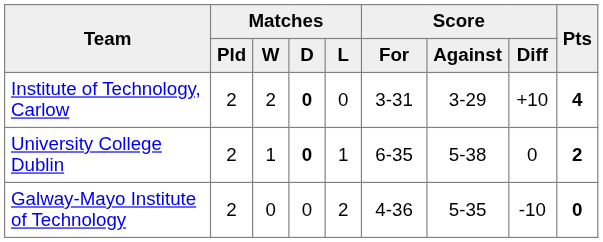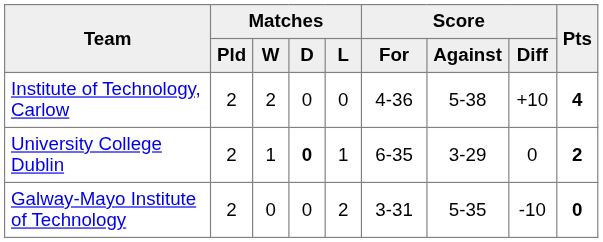(307, 99) bold -> (307, 99) normal
(394, 99) 3-31 -> (394, 99) 4-36
(468, 99) 3-29 -> (468, 99) 5-38
(468, 154) 5-38 -> (468, 154) 3-29
(394, 209) 4-36 -> (394, 209) 3-31
